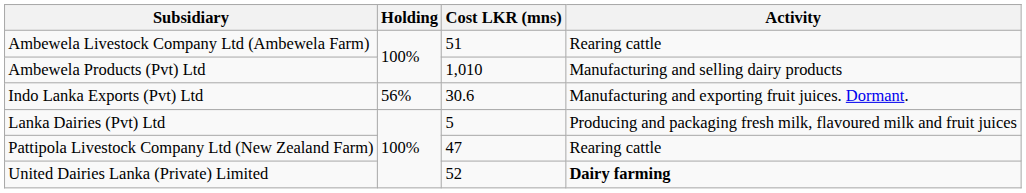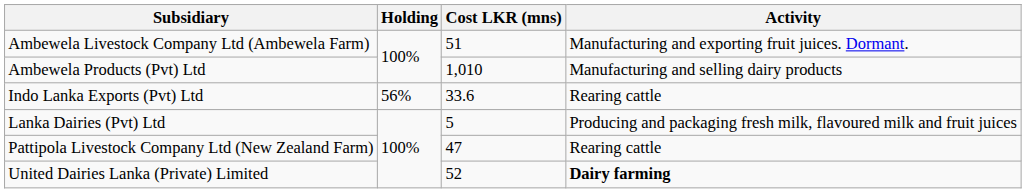(615, 43) Rearing cattle -> (739, 43) Manufacturing and exporting fruit juices. Dormant.
(460, 95) 30.6 -> (460, 95) 33.6
(739, 95) Manufacturing and exporting fruit juices. Dormant. -> (615, 95) Rearing cattle
